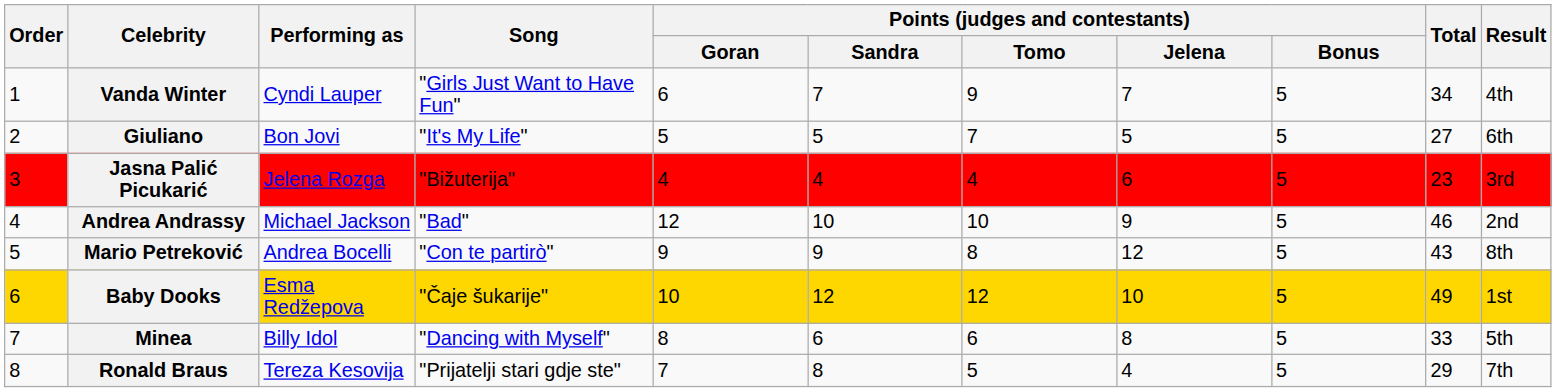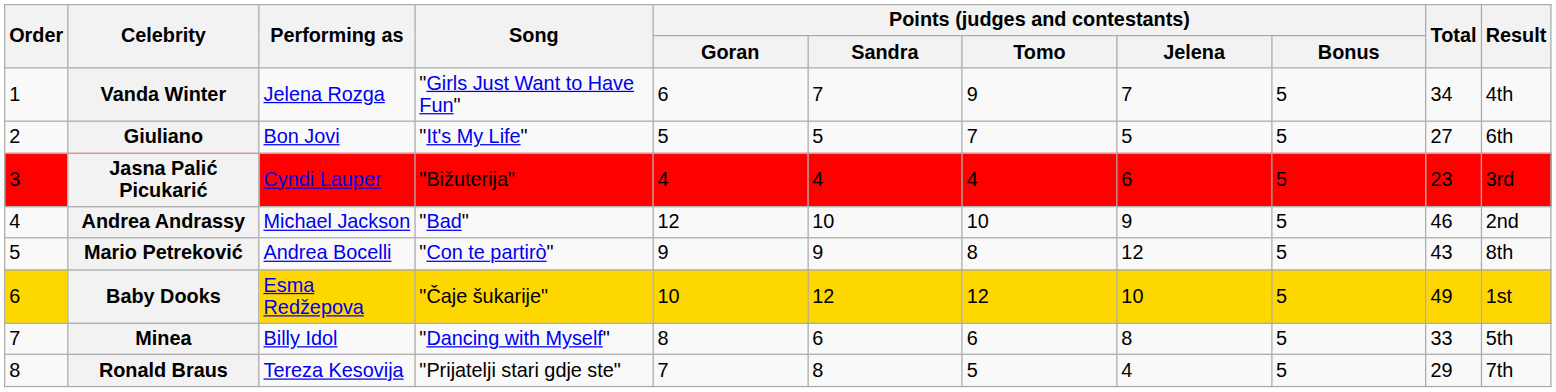(323, 94) Cyndi Lauper -> (324, 94) Jelena Rozga
(324, 179) Jelena Rozga -> (323, 179) Cyndi Lauper
